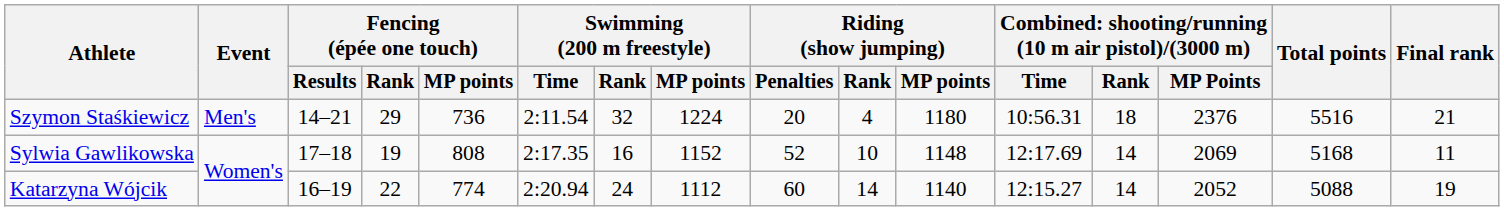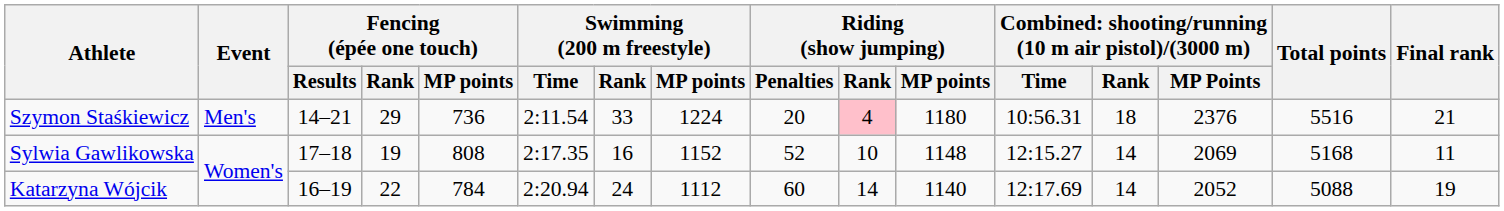(622, 117) 32 -> (622, 117) 33
(867, 117) no background -> (867, 117) pink background
(1044, 153) 12:17.69 -> (1044, 153) 12:15.27
(469, 188) 774 -> (469, 188) 784
(1044, 188) 12:15.27 -> (1044, 188) 12:17.69
